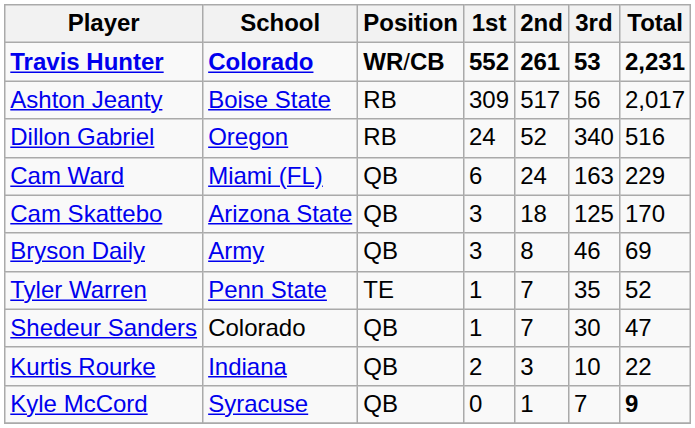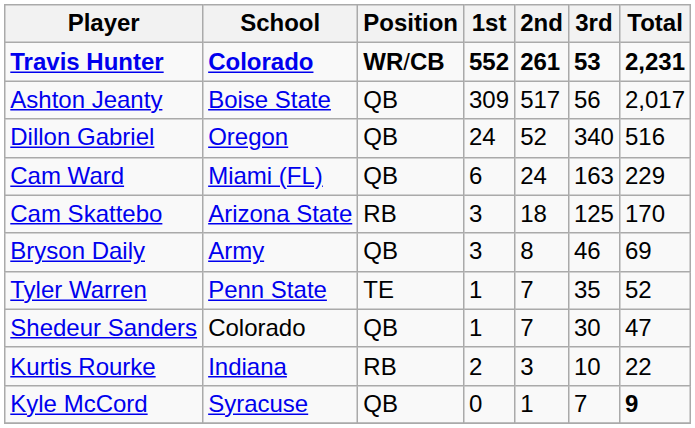(380, 99) RB -> (381, 99) QB
(380, 137) RB -> (381, 137) QB
(381, 213) QB -> (380, 213) RB
(381, 366) QB -> (380, 366) RB
